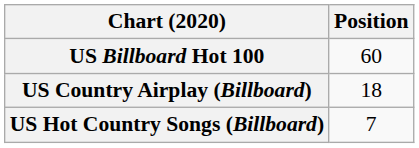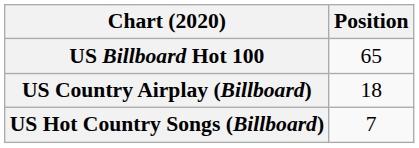(371, 55) 60 -> (371, 55) 65
